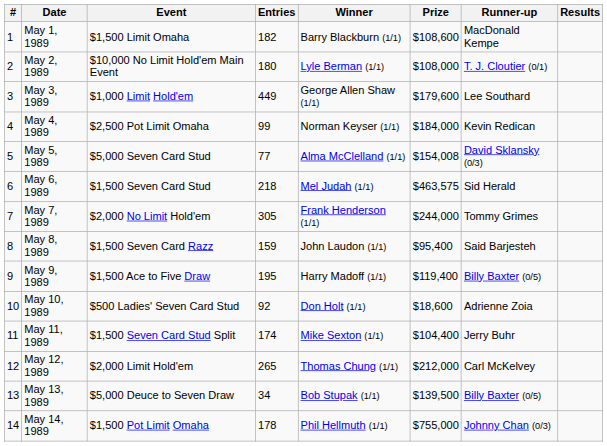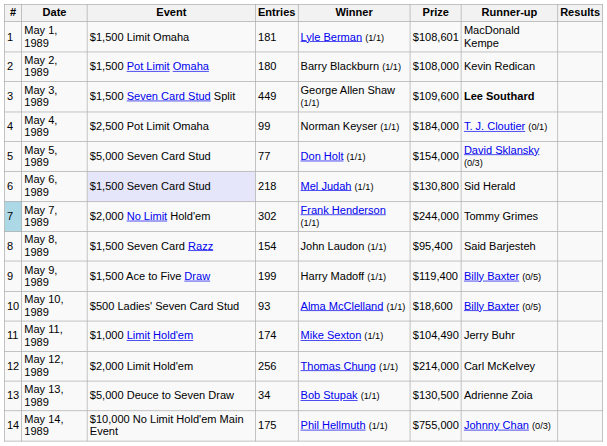(267, 36) 182 -> (267, 36) 181
(351, 36) Barry Blackburn (1/1) -> (342, 36) Lyle Berman (1/1)
(436, 36) $108,600 -> (436, 36) $108,601
(167, 66) $10,000 No Limit Hold'em Main Event -> (149, 66) $1,500 Pot Limit Omaha
(342, 66) Lyle Berman (1/1) -> (351, 66) Barry Blackburn (1/1)
(506, 66) T. J. Cloutier (0/1) -> (499, 66) Kevin Redican
(142, 96) $1,000 Limit Hold'em -> (163, 96) $1,500 Seven Card Stud Split
(436, 96) $179,600 -> (436, 96) $109,600
(497, 96) normal -> (499, 96) bold
(499, 126) Kevin Redican -> (506, 126) T. J. Cloutier (0/1)
(353, 156) Alma McClelland (1/1) -> (333, 156) Don Holt (1/1)
(436, 156) $154,008 -> (436, 156) $154,000
(150, 186) no background -> (150, 186) lavender background
(436, 186) $463,575 -> (436, 186) $130,800
(10, 216) no background -> (10, 216) lightblue background
(267, 216) 305 -> (267, 216) 302
(267, 246) 159 -> (267, 246) 154
(267, 276) 195 -> (267, 276) 199
(264, 306) 92 -> (264, 306) 93
(333, 306) Don Holt (1/1) -> (353, 306) Alma McClelland (1/1)
(498, 306) Adrienne Zoia -> (502, 306) Billy Baxter (0/5)
(163, 336) $1,500 Seven Card Stud Split -> (142, 336) $1,000 Limit Hold'em
(436, 336) $104,400 -> (436, 336) $104,490
(267, 366) 265 -> (267, 366) 256
(436, 366) $212,000 -> (436, 366) $214,000
(436, 396) $139,500 -> (436, 396) $130,500
(502, 396) Billy Baxter (0/5) -> (498, 396) Adrienne Zoia
(149, 426) $1,500 Pot Limit Omaha -> (167, 426) $10,000 No Limit Hold'em Main Event
(267, 426) 178 -> (267, 426) 175
